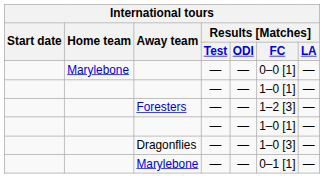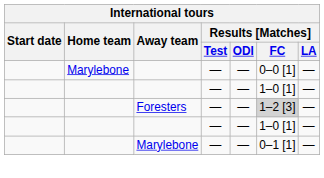(277, 107) no background -> (277, 107) lightgrey background
- row: (99, 145)
